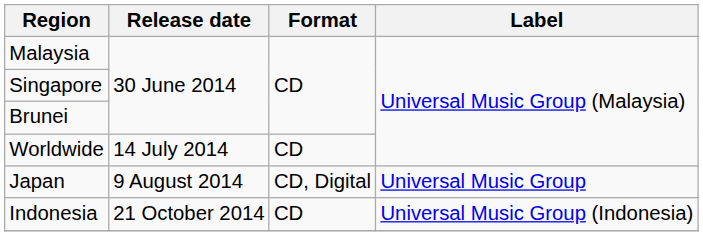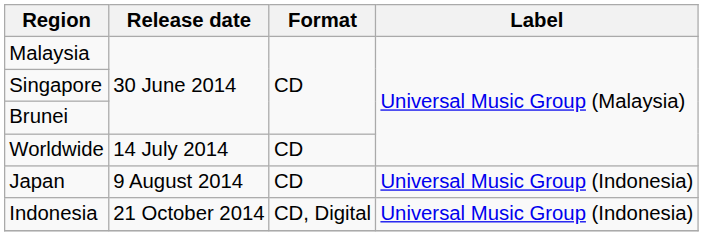(322, 181) CD, Digital -> (289, 181) CD
(483, 181) Universal Music Group -> (537, 181) Universal Music Group (Indonesia)
(289, 213) CD -> (322, 213) CD, Digital
